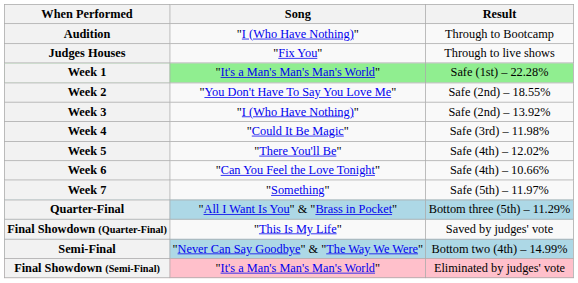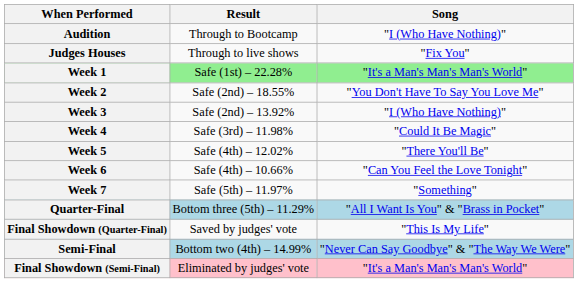columns swapped: (298, 14) <-> (499, 14)
